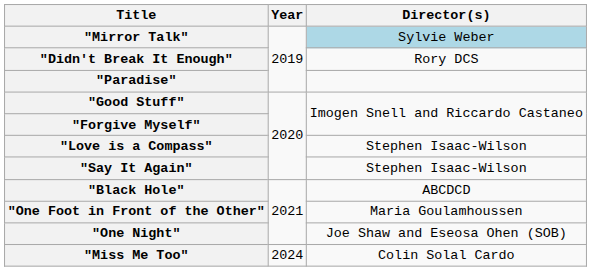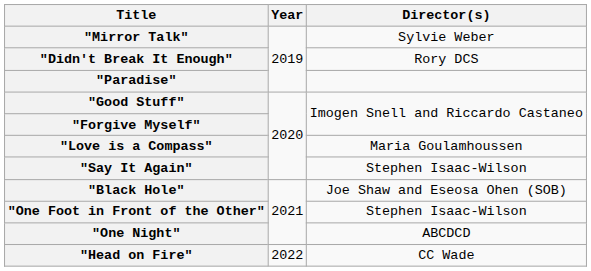(446, 37) lightblue background -> (446, 37) no background
(446, 146) Stephen Isaac-Wilson -> (446, 146) Maria Goulamhoussen
(446, 190) ABCDCD -> (446, 190) Joe Shaw and Eseosa Ohen (SOB)
(446, 212) Maria Goulamhoussen -> (446, 212) Stephen Isaac-Wilson
(446, 234) Joe Shaw and Eseosa Ohen (SOB) -> (446, 234) ABCDCD
+ row: (136, 255)
- row: (136, 255)
